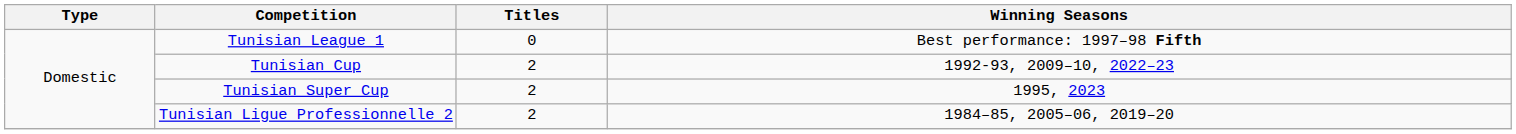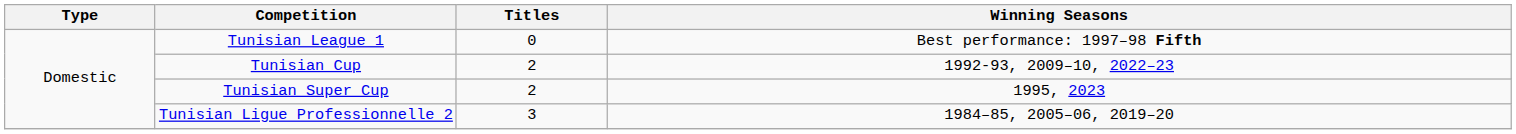(532, 116) 2 -> (532, 116) 3
